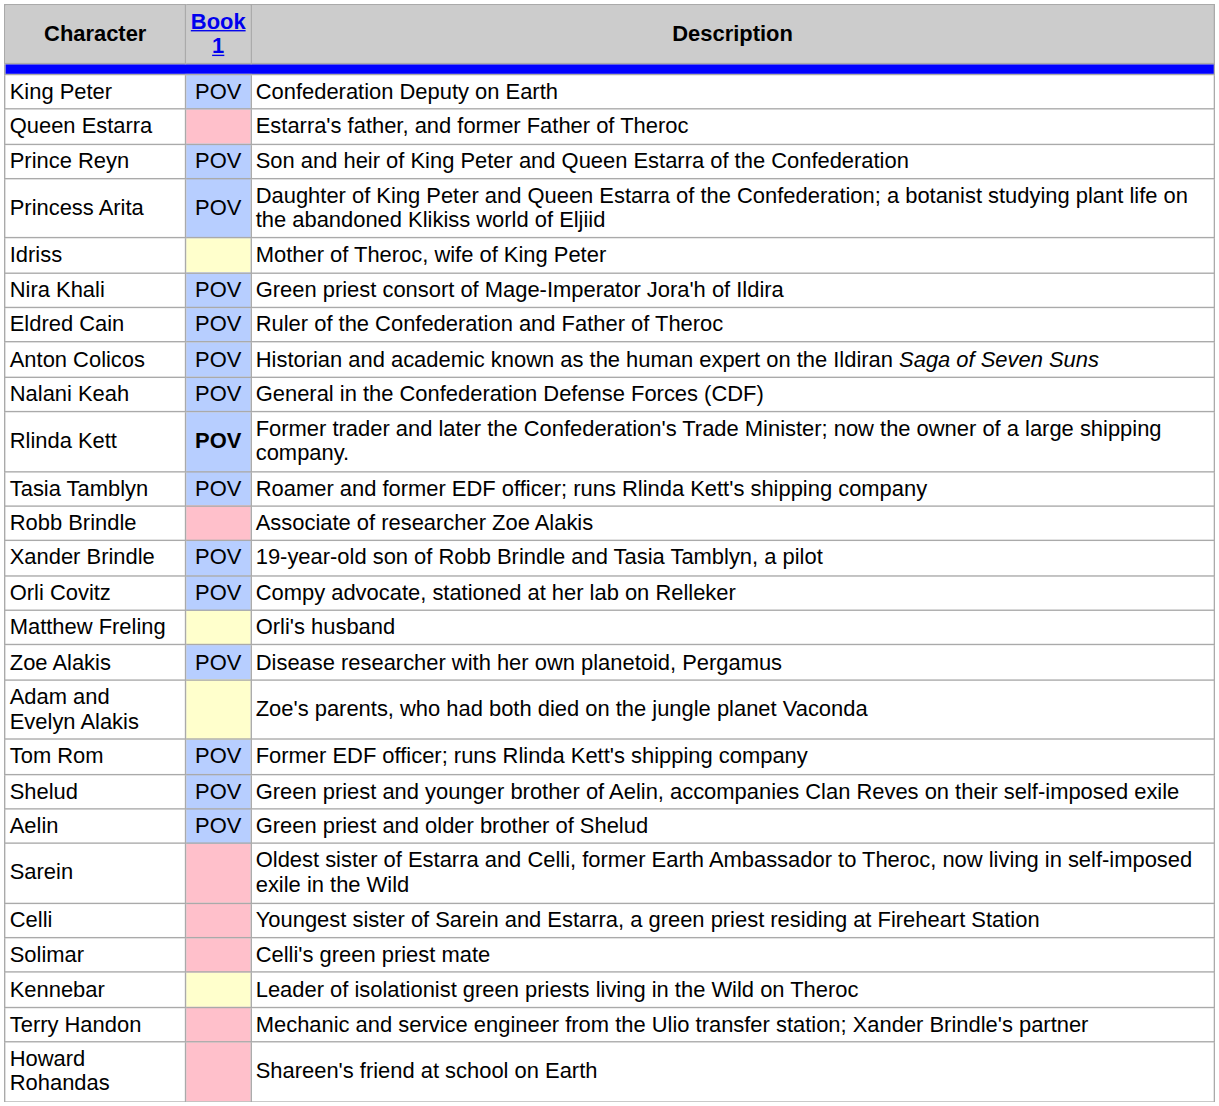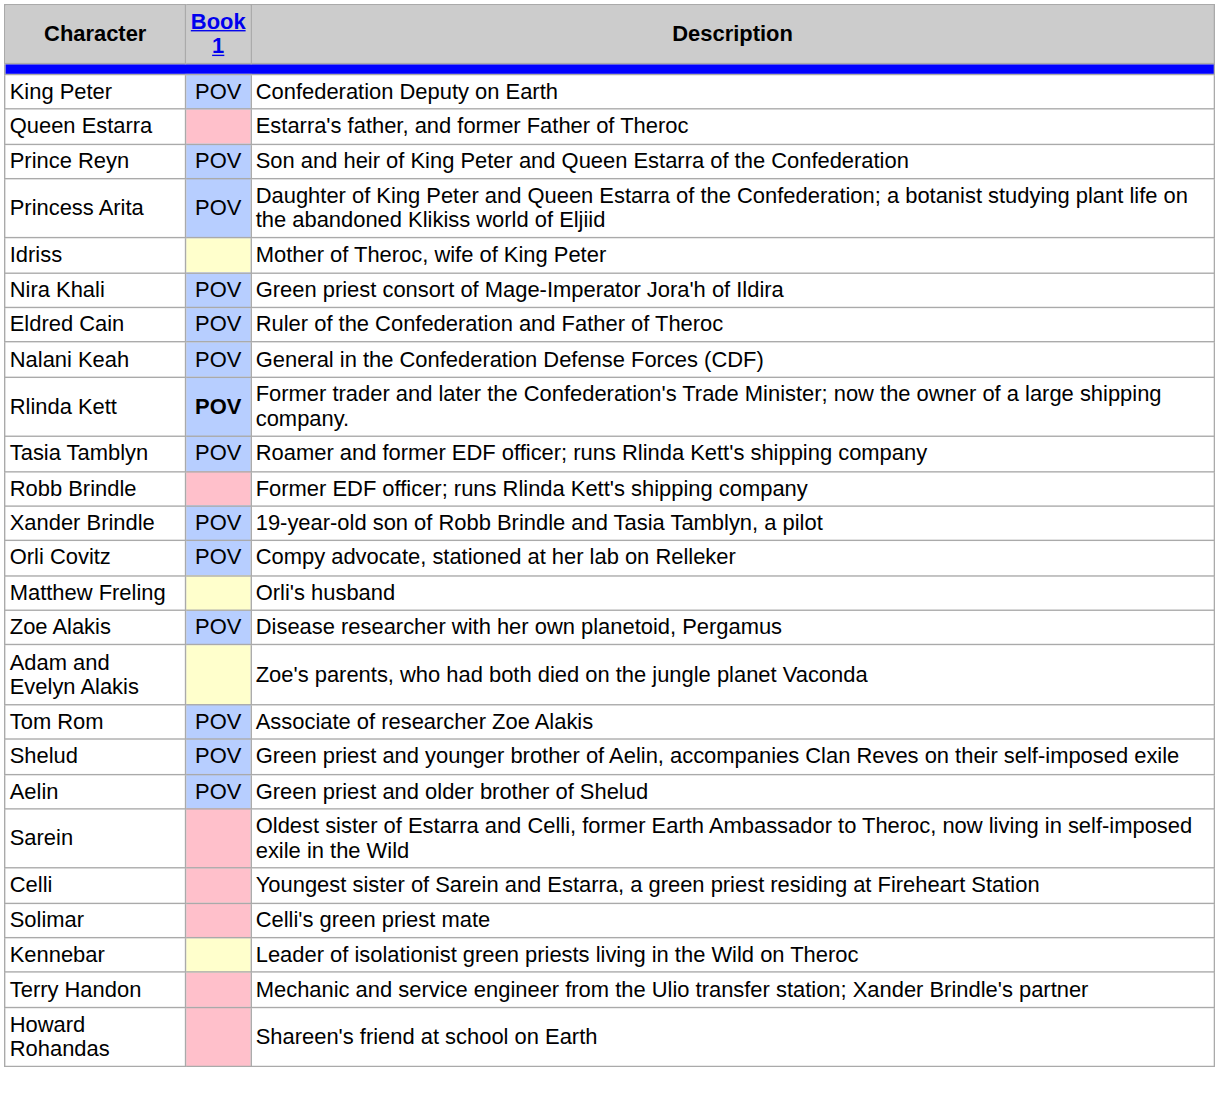- row: (77, 359)
(424, 523) Associate of researcher Zoe Alakis -> (532, 488) Former EDF officer; runs Rlinda Kett's shipping company
(532, 756) Former EDF officer; runs Rlinda Kett's shipping company -> (424, 721) Associate of researcher Zoe Alakis
